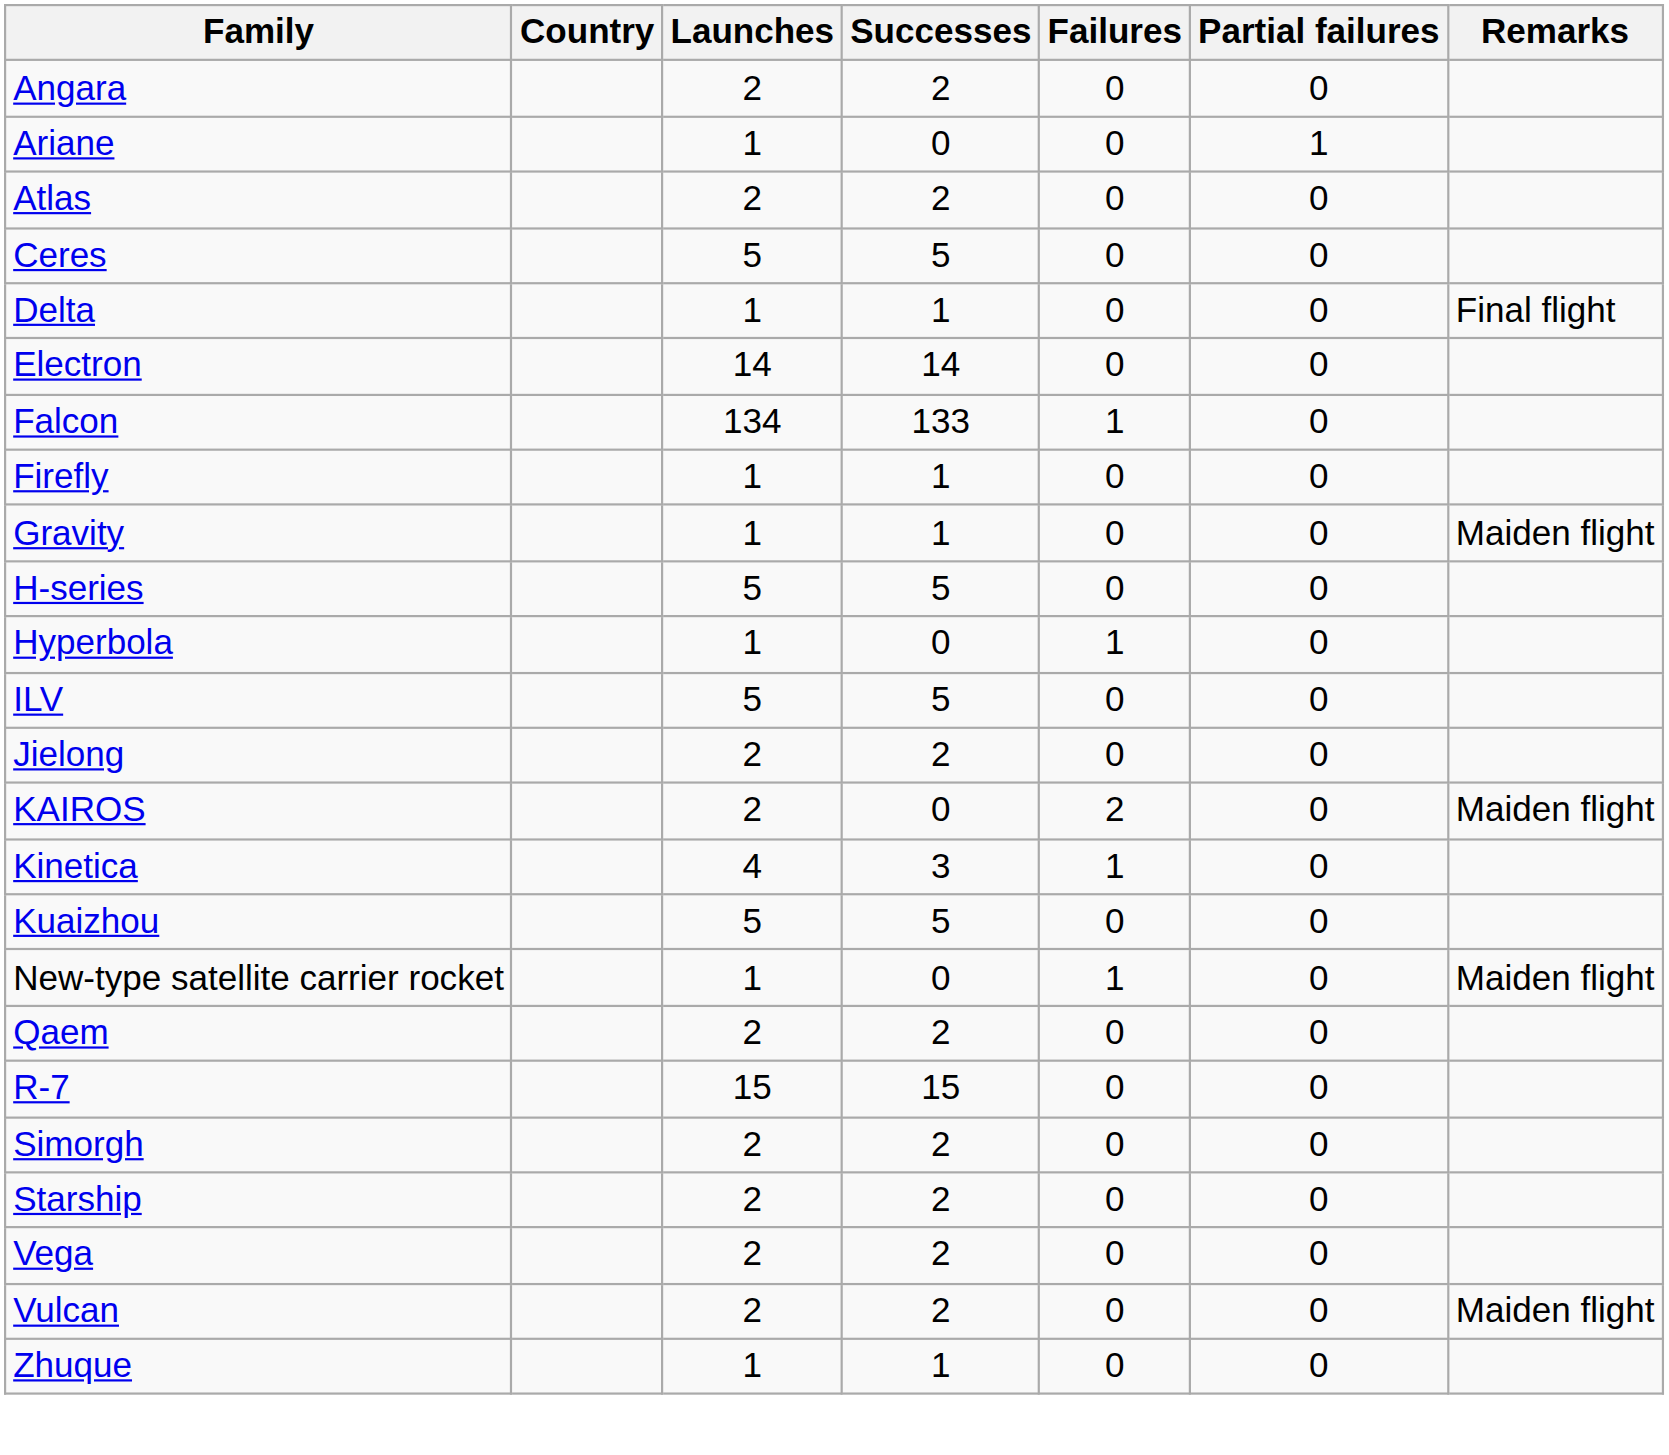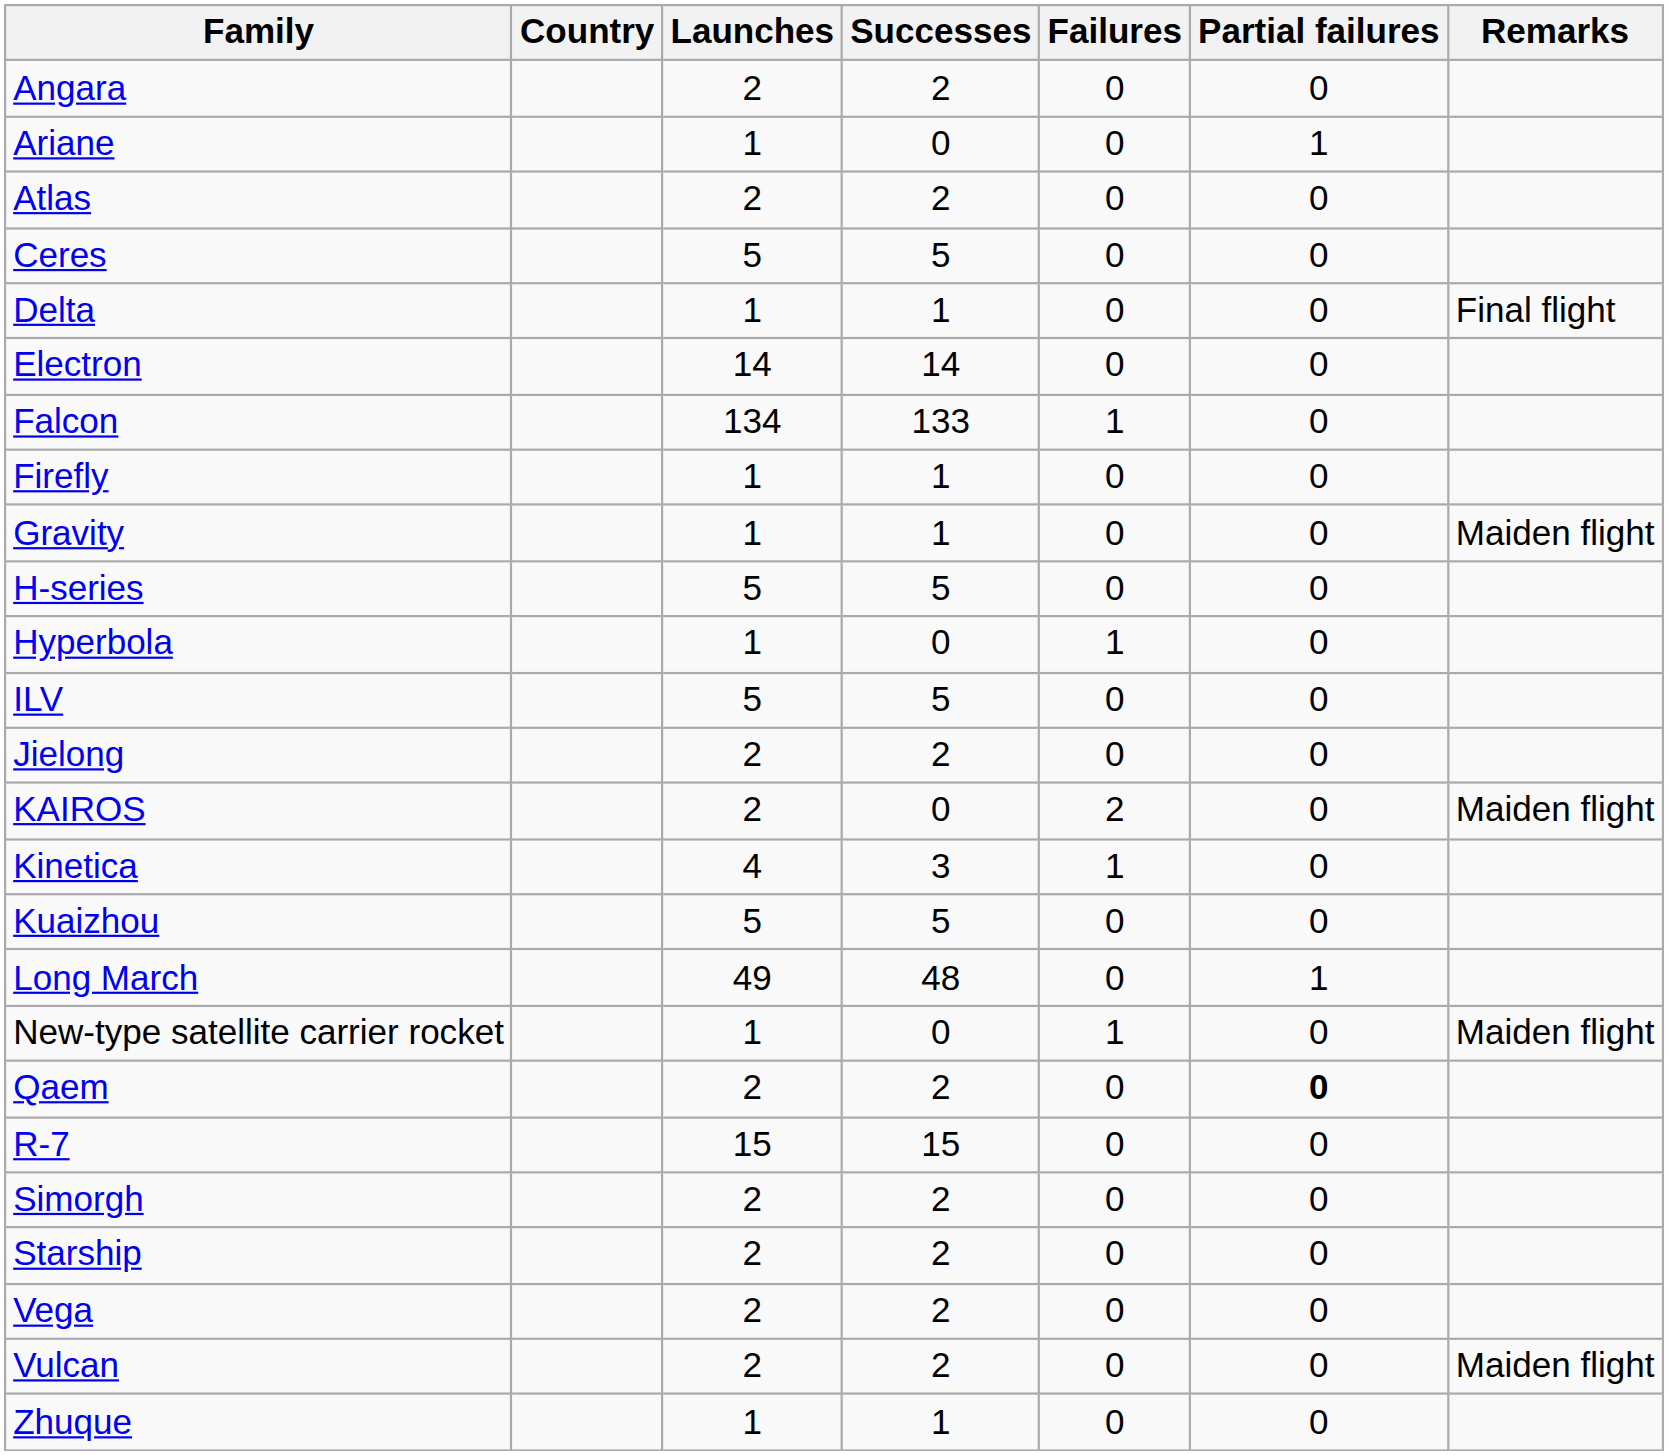+ row: (106, 976)
(1319, 1032) normal -> (1319, 1088) bold
